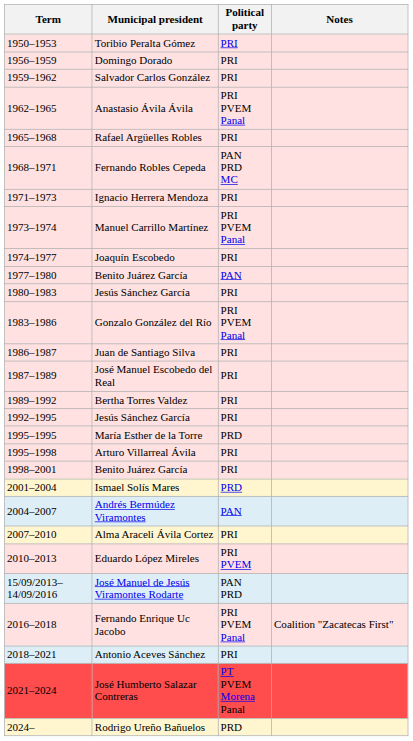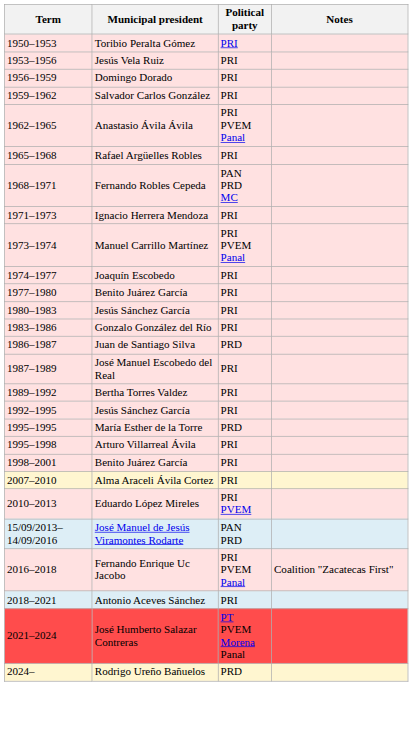+ row: (32, 60)
(231, 275) PAN -> (229, 292) PRI
(236, 322) PRI PVEM Panal -> (229, 327) PRI
(229, 352) PRI -> (231, 345) PRD
- row: (32, 487)
- row: (32, 511)
